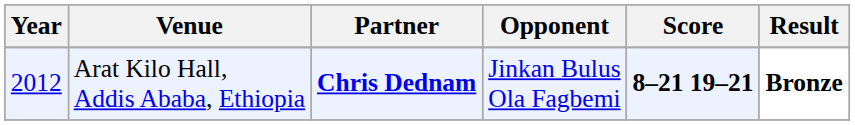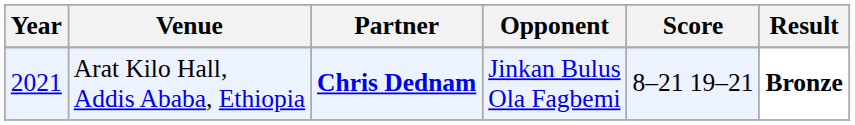(36, 82) 2012 -> (36, 82) 2021
(693, 82) bold -> (693, 82) normal
